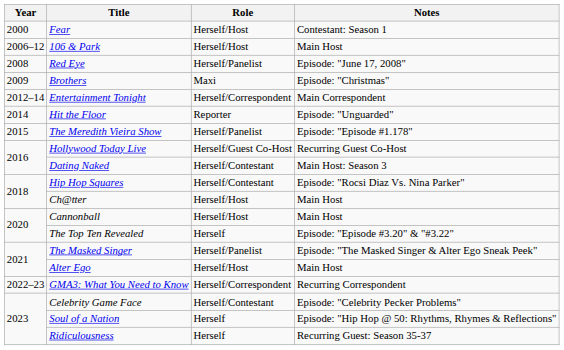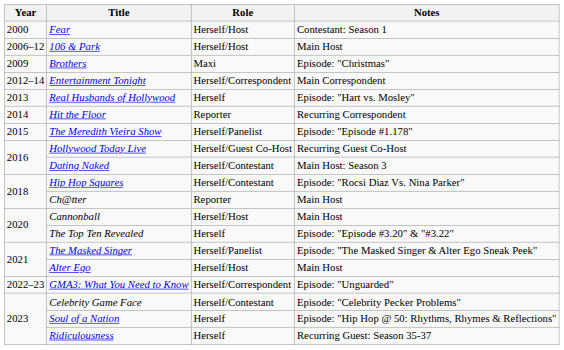- row: (67, 64)
+ row: (112, 98)
(345, 115) Episode: "Unguarded" -> (351, 115) Recurring Correspondent
(221, 200) Herself/Host -> (212, 200) Reporter
(351, 285) Recurring Correspondent -> (345, 285) Episode: "Unguarded"
